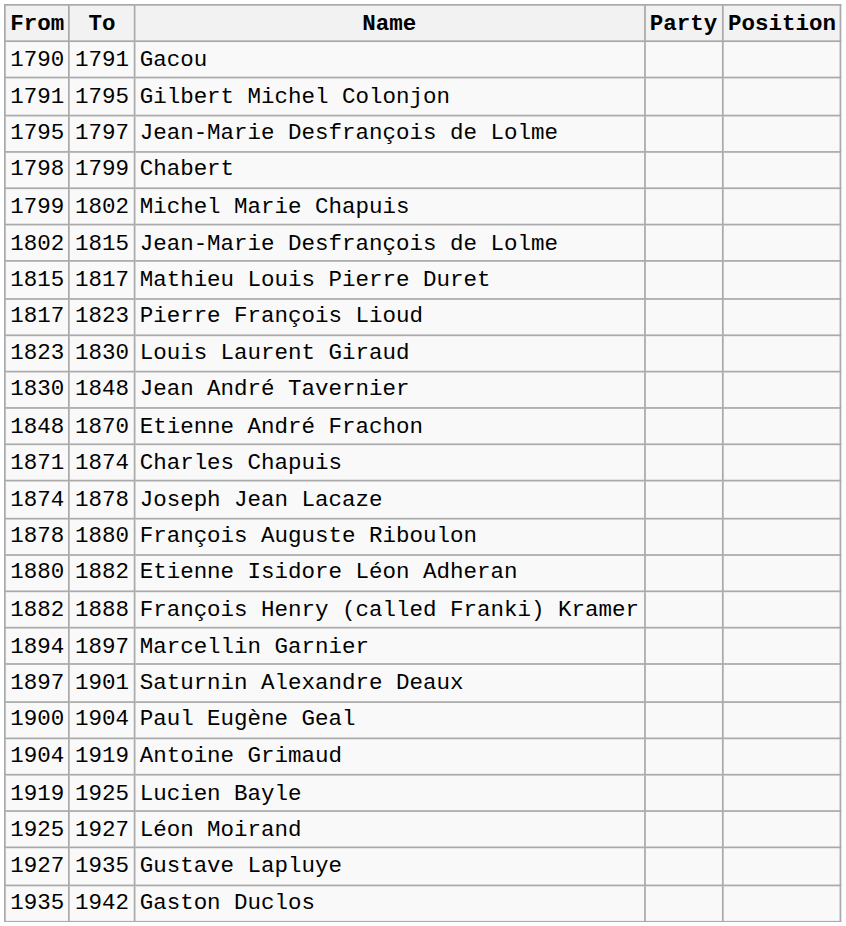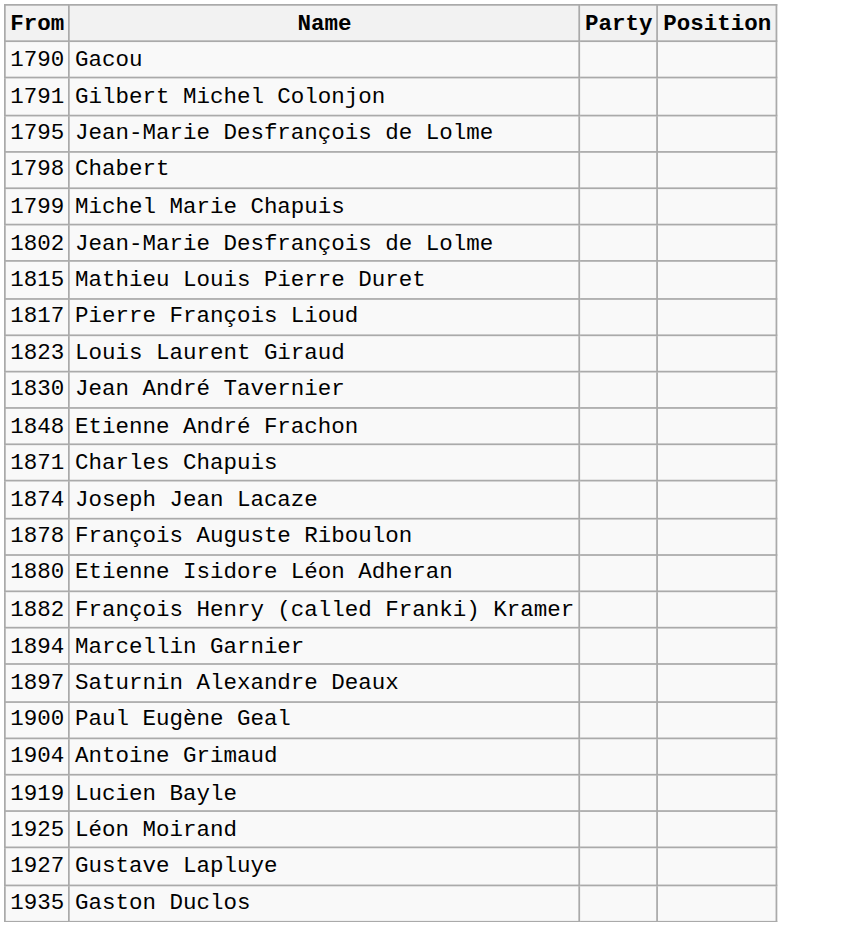- column: (102, 23)
